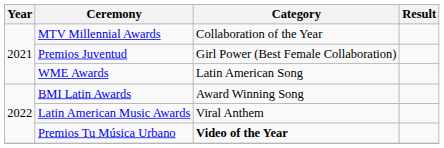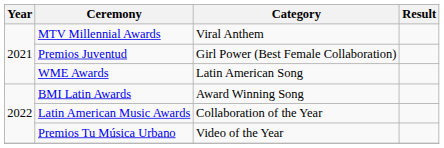(259, 34) Collaboration of the Year -> (230, 34) Viral Anthem
(230, 113) Viral Anthem -> (259, 113) Collaboration of the Year
(242, 133) bold -> (240, 133) normal
